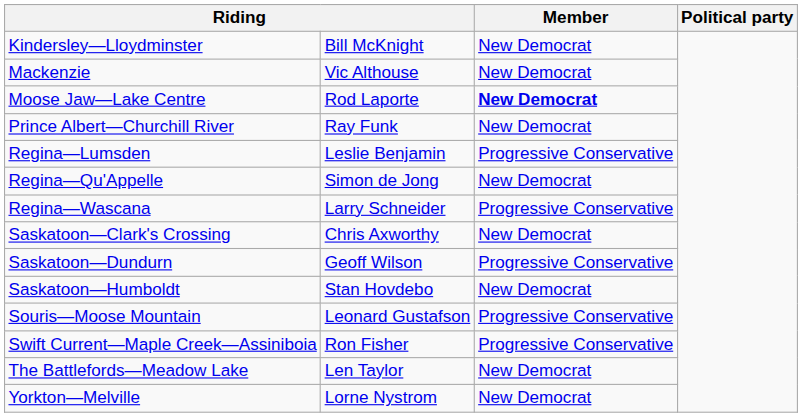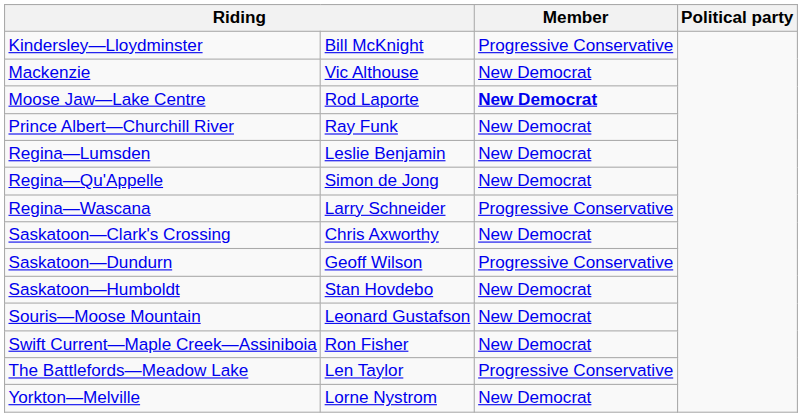(535, 45) New Democrat -> (576, 45) Progressive Conservative
(576, 153) Progressive Conservative -> (535, 153) New Democrat
(576, 316) Progressive Conservative -> (535, 316) New Democrat
(576, 343) Progressive Conservative -> (535, 343) New Democrat
(535, 371) New Democrat -> (576, 371) Progressive Conservative
